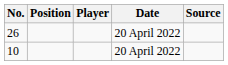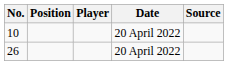rows swapped: (13, 51) <-> (13, 32)
